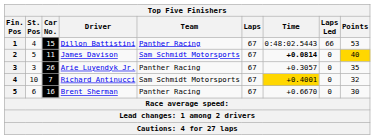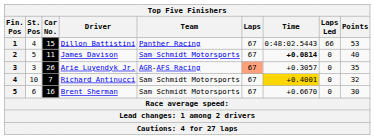(355, 55) gold background -> (355, 55) no background
(170, 68) Panther Racing -> (170, 68) AGR-AFS Racing
(252, 68) no background -> (252, 68) lightsalmon background
(170, 92) Panther Racing -> (189, 92) Sam Schmidt Motorsports
